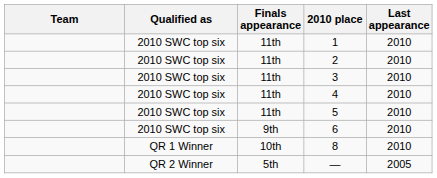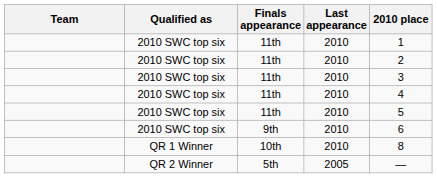columns swapped: (399, 19) <-> (335, 19)
